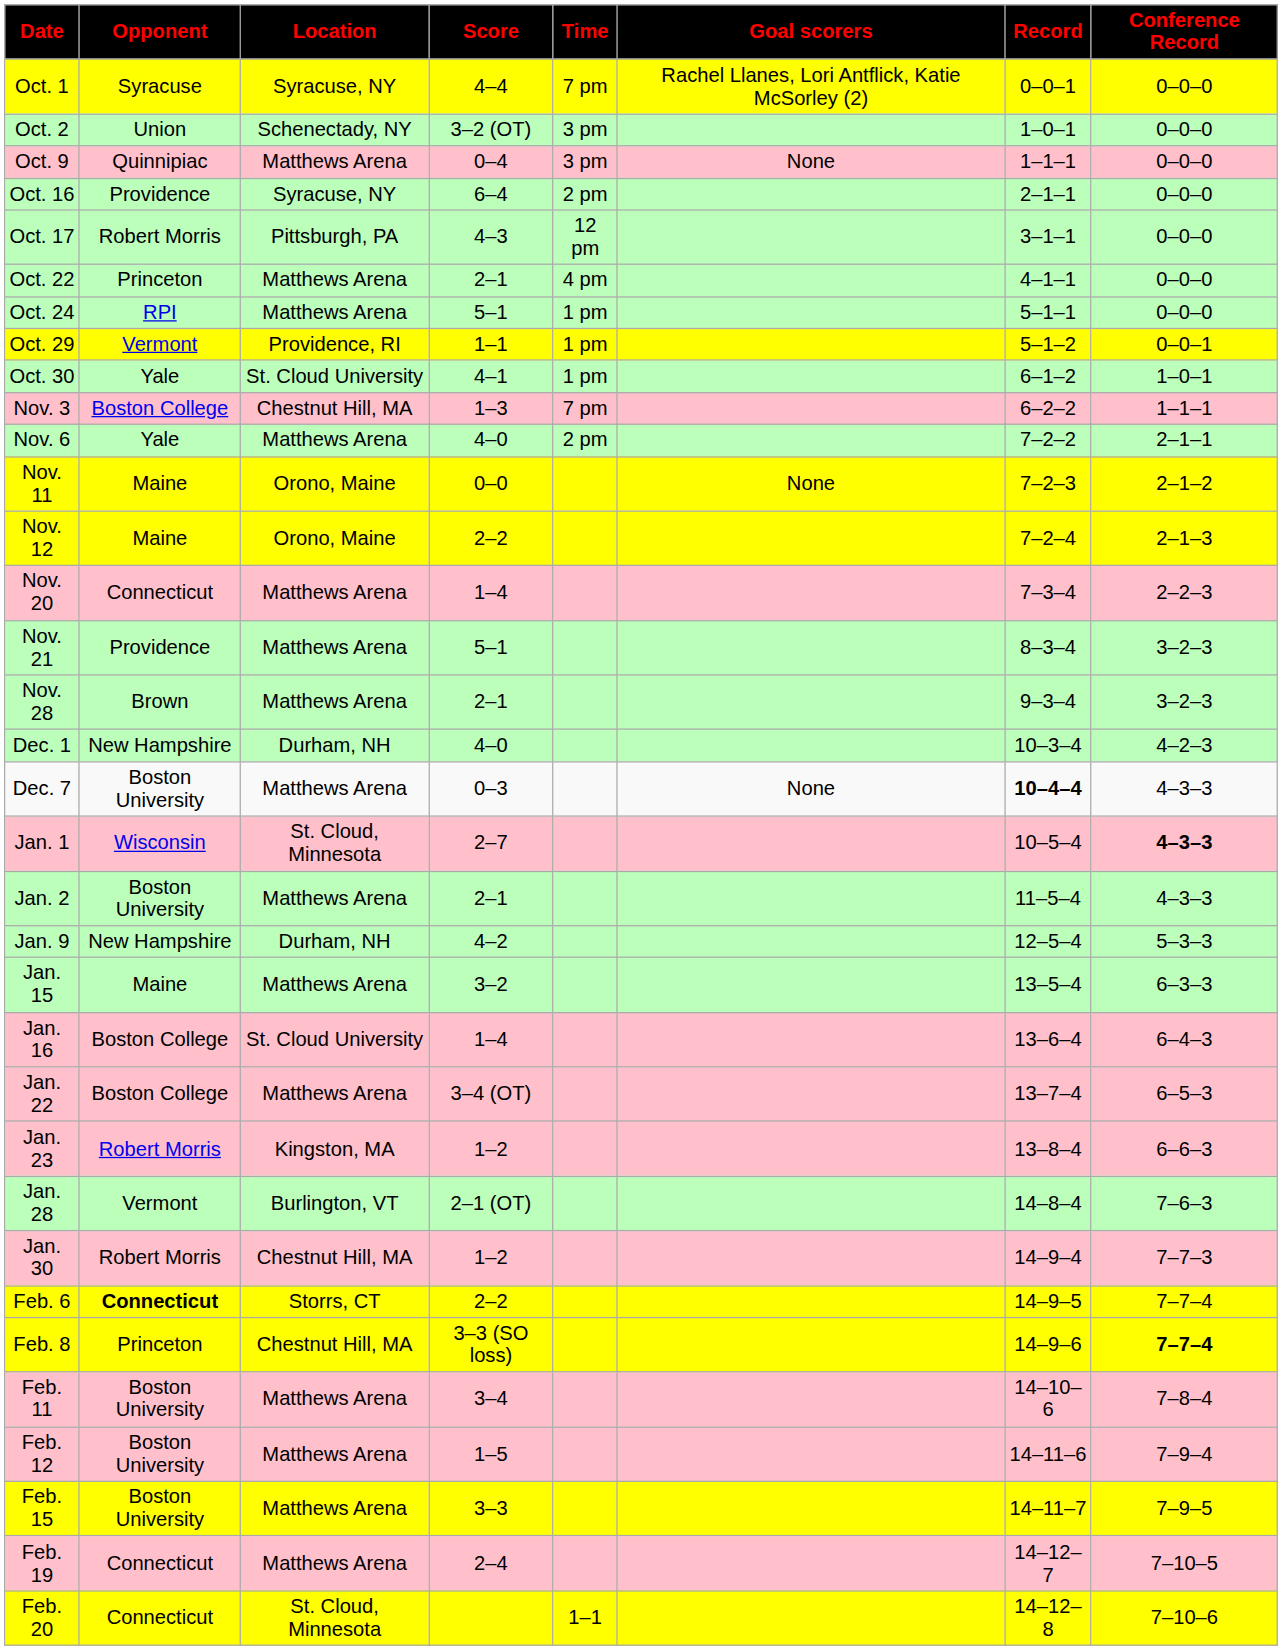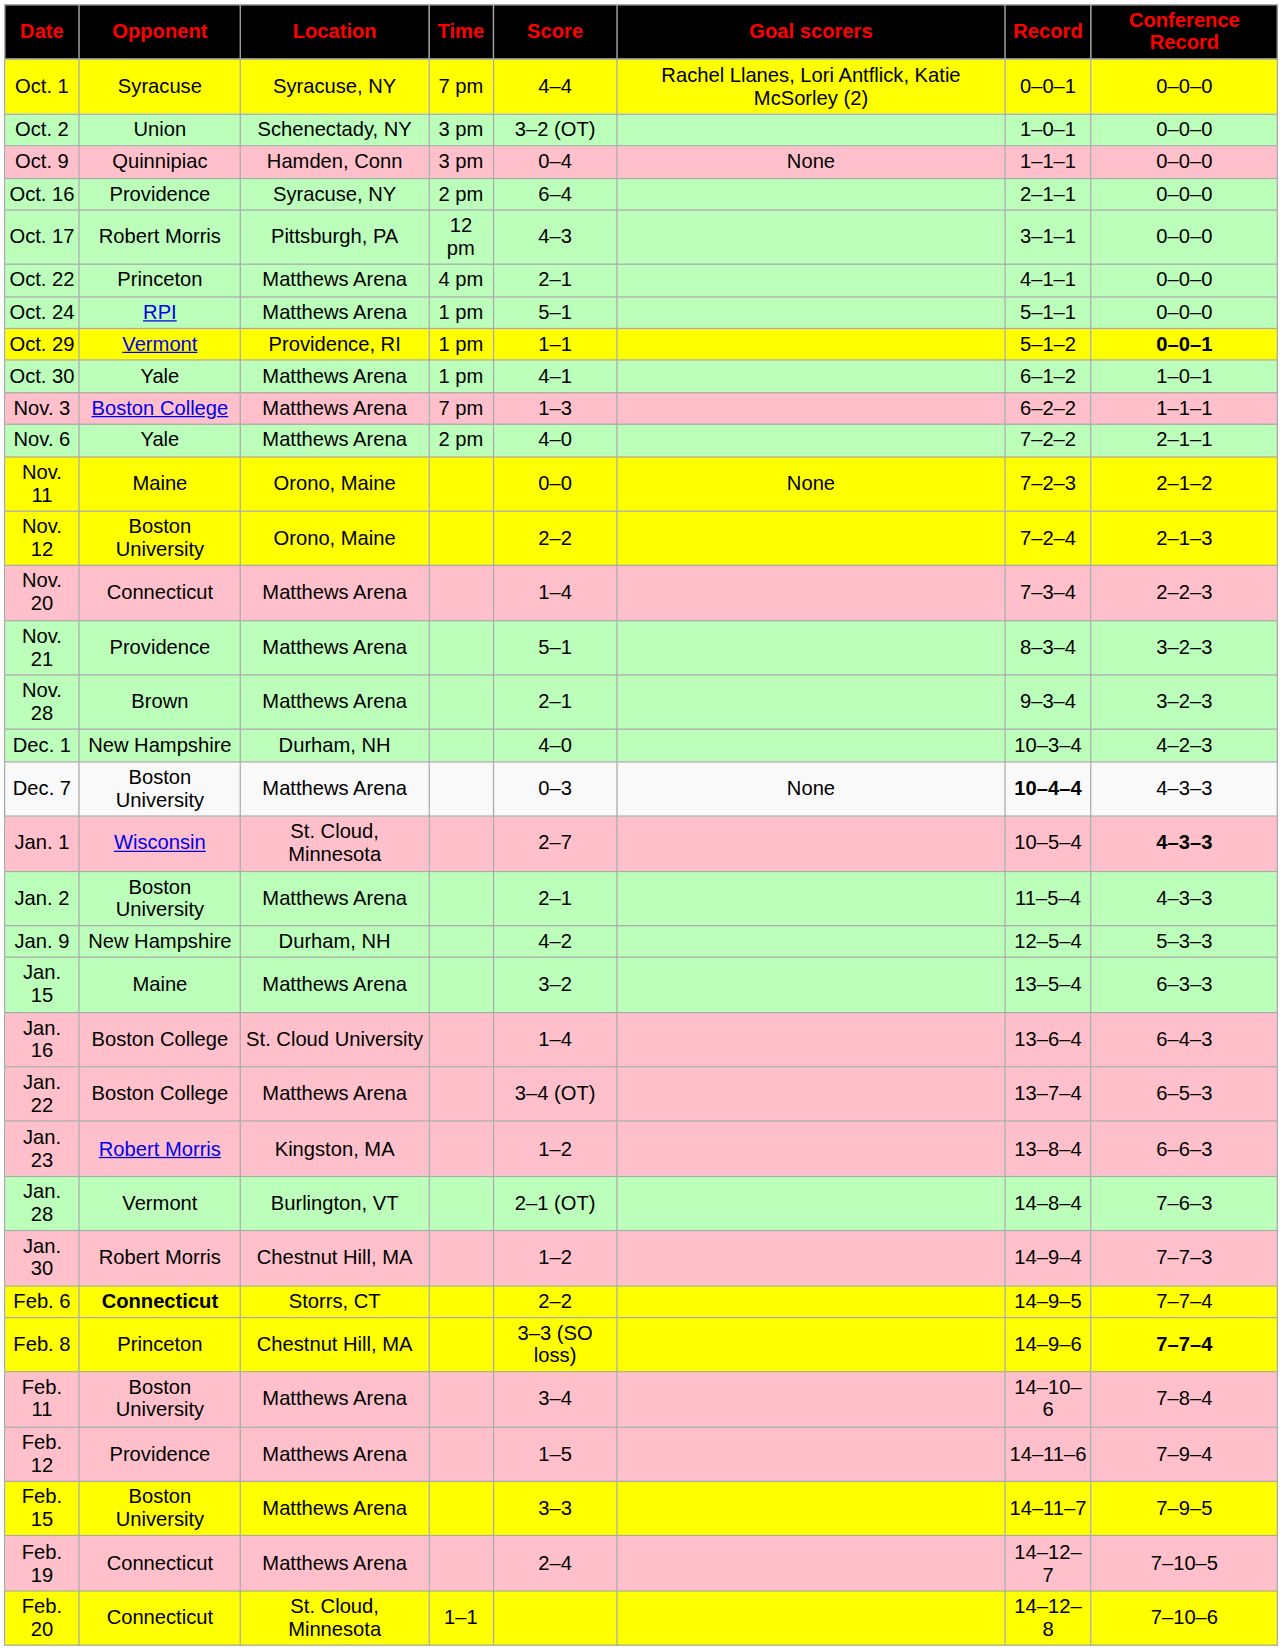columns swapped: (585, 31) <-> (491, 31)
(335, 161) Matthews Arena -> (335, 161) Hamden, Conn
(1184, 344) normal -> (1184, 344) bold
(335, 376) St. Cloud University -> (335, 376) Matthews Arena
(335, 408) Chestnut Hill, MA -> (335, 408) Matthews Arena
(160, 538) Maine -> (160, 538) Boston University
(160, 1453) Boston University -> (160, 1453) Providence
